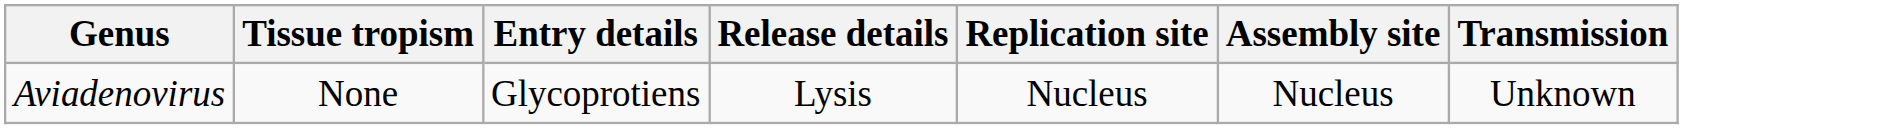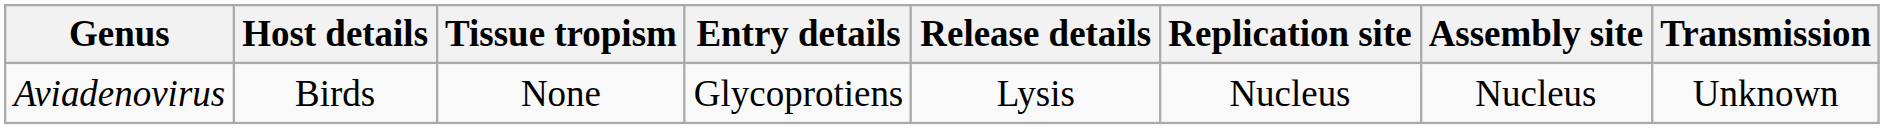+ column: (335, 33)
